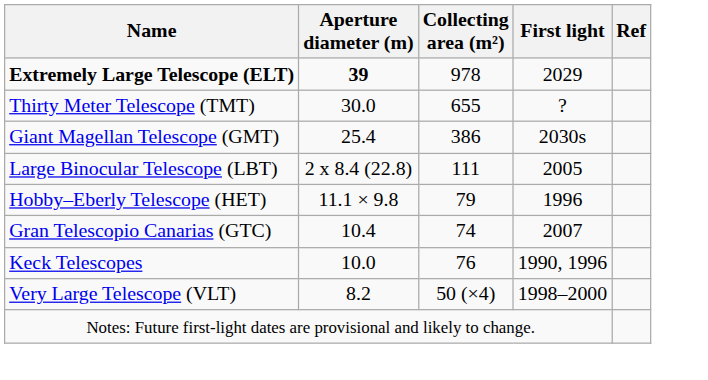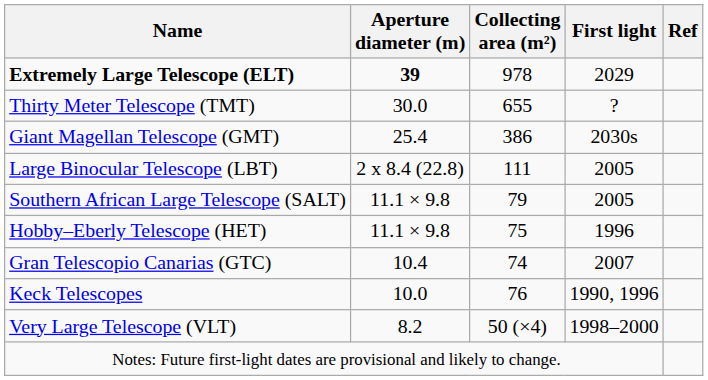+ row: (177, 199)
(466, 199) 79 -> (517, 231) 75
